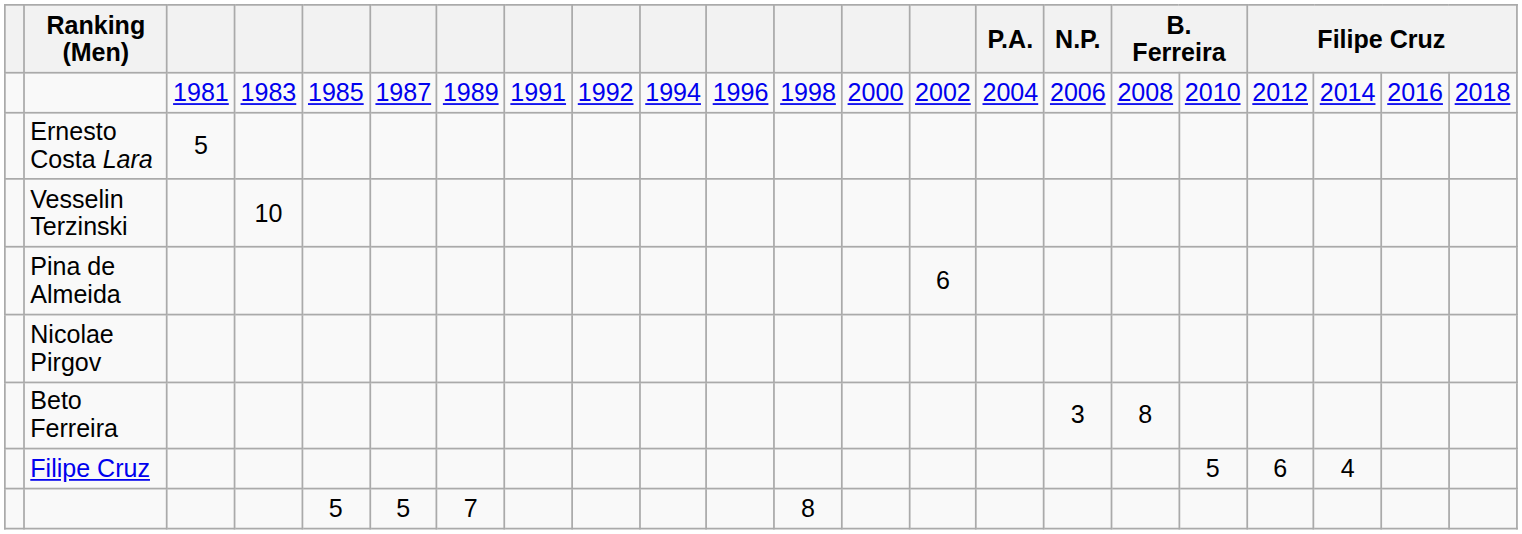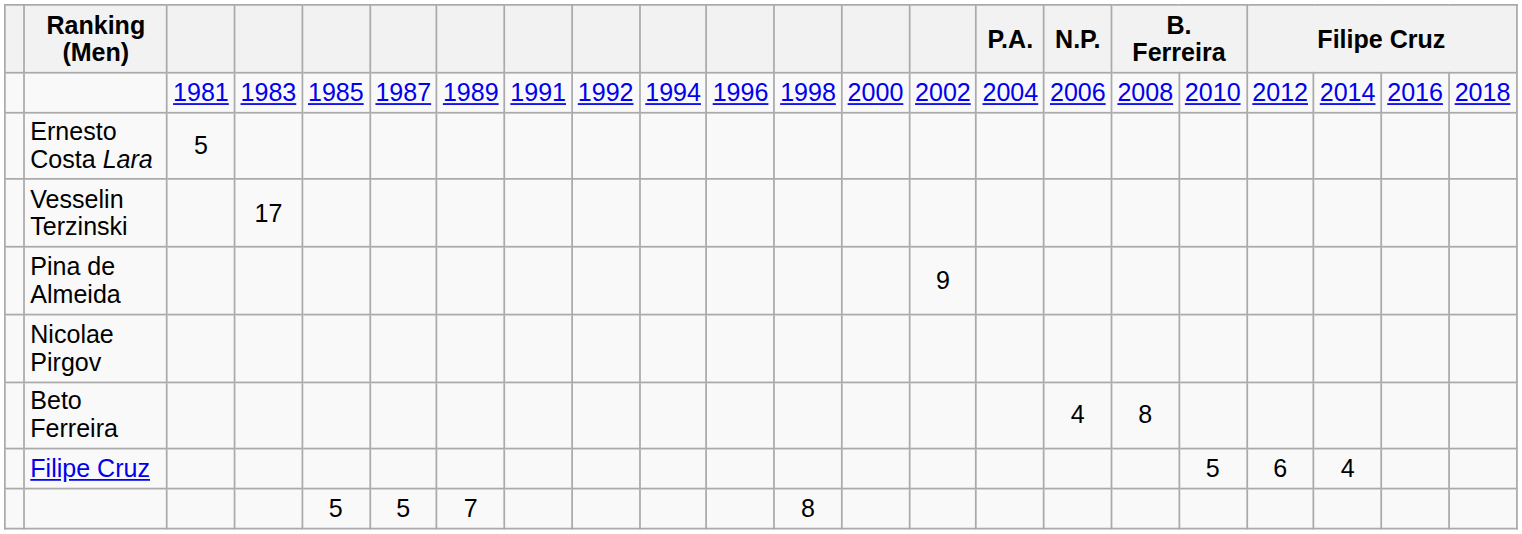(268, 213) 10 -> (268, 213) 17
(943, 281) 6 -> (943, 281) 9
(1078, 416) 3 -> (1078, 416) 4
